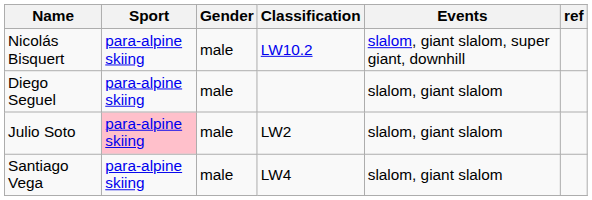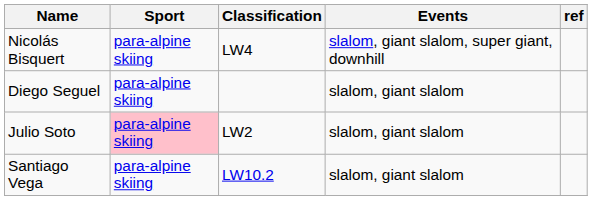- column: (227, 16)
(287, 49) LW10.2 -> (237, 49) LW4
(276, 174) LW4 -> (248, 174) LW10.2
